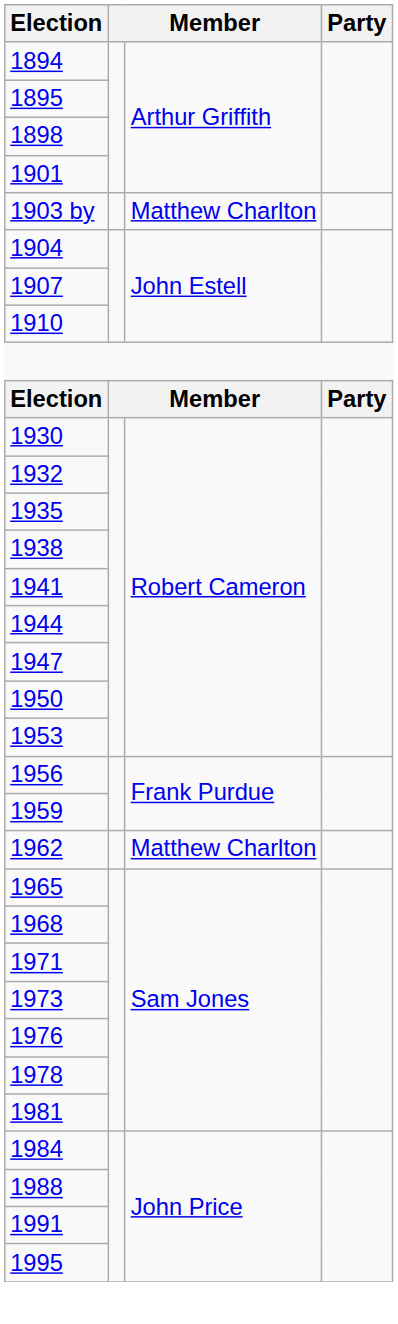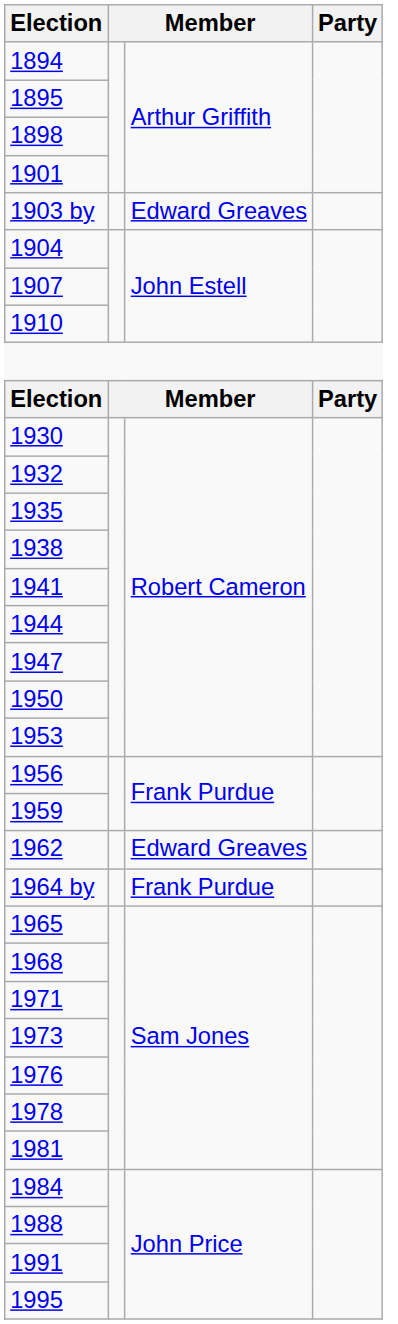(224, 211) Matthew Charlton -> (219, 211) Edward Greaves
(224, 849) Matthew Charlton -> (219, 849) Edward Greaves
+ row: (52, 887)
